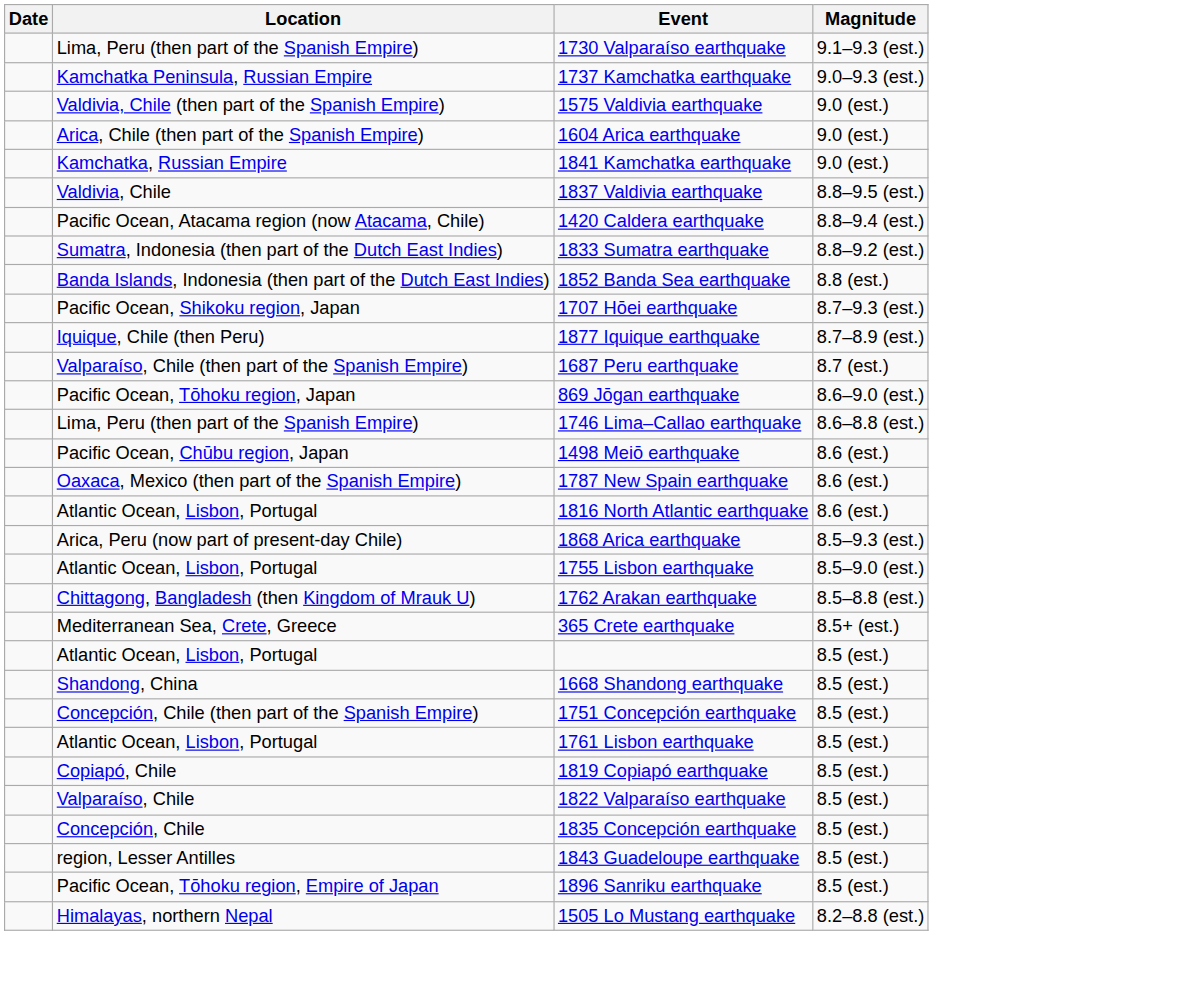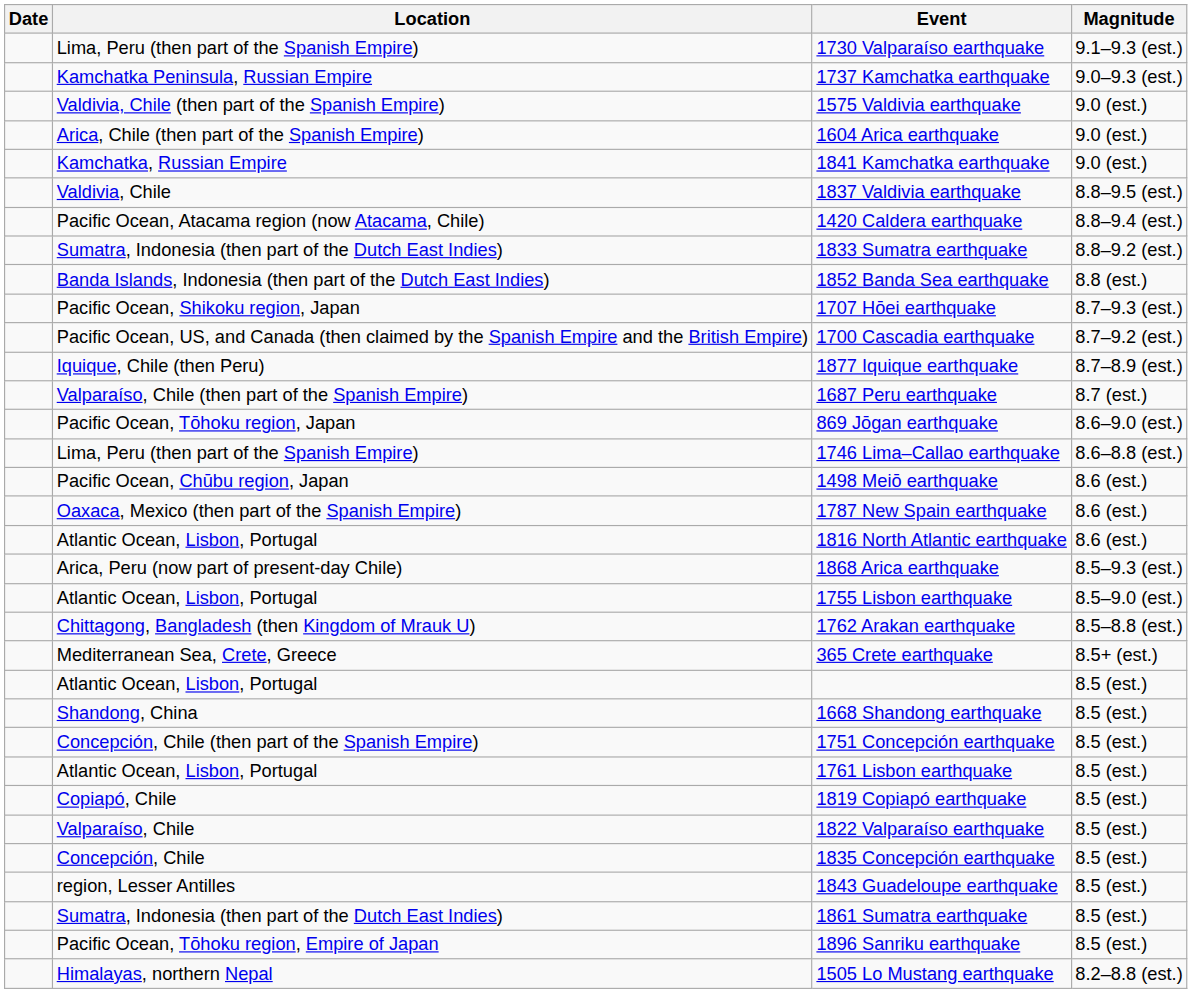+ row: (925, 337)
+ row: (922, 915)
